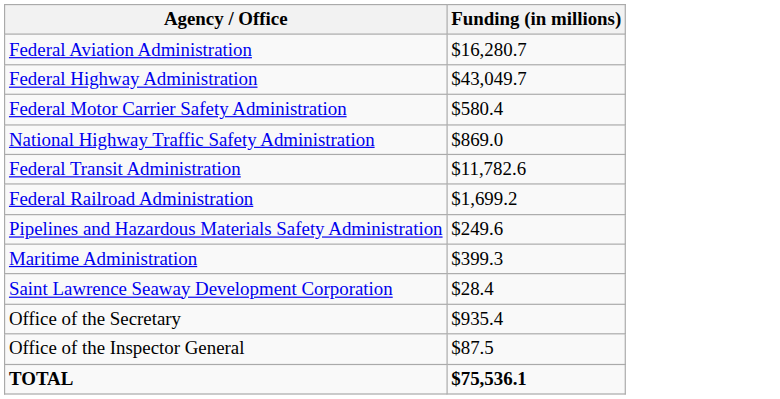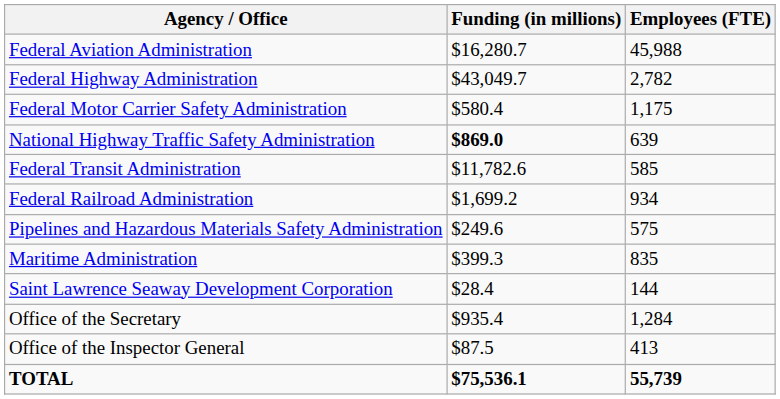+ column: (700, 19)
(477, 139) normal -> (477, 139) bold
